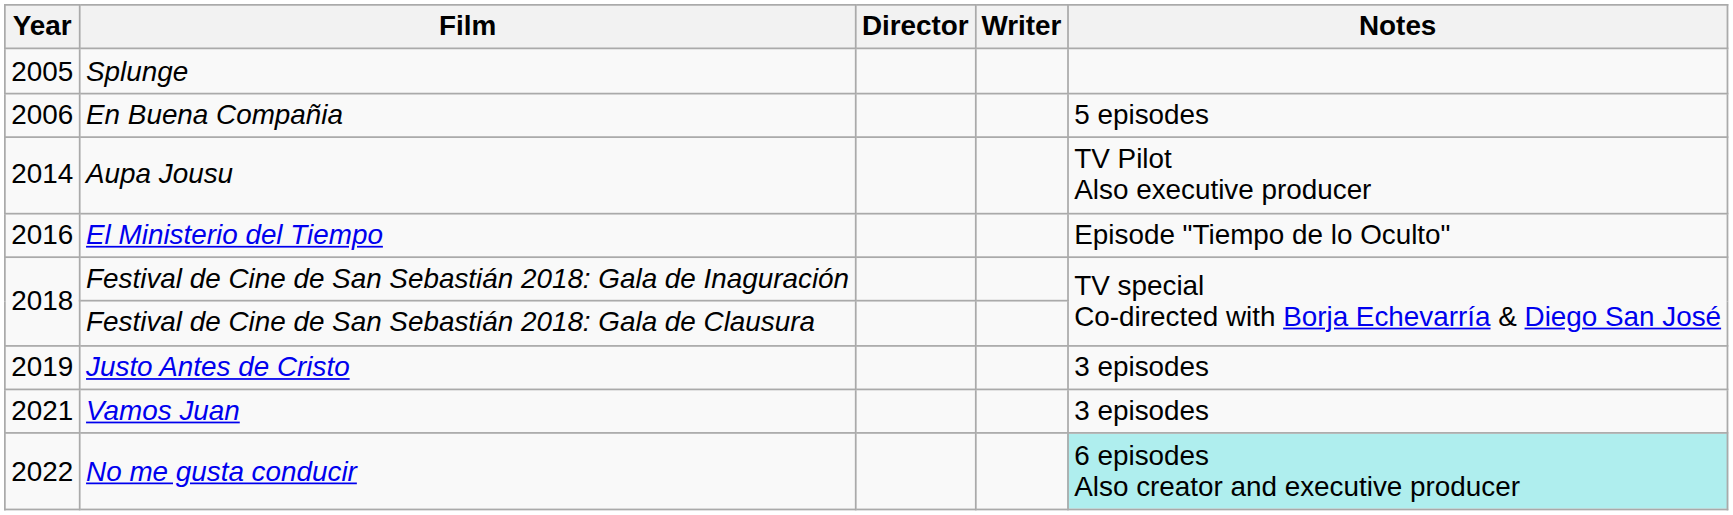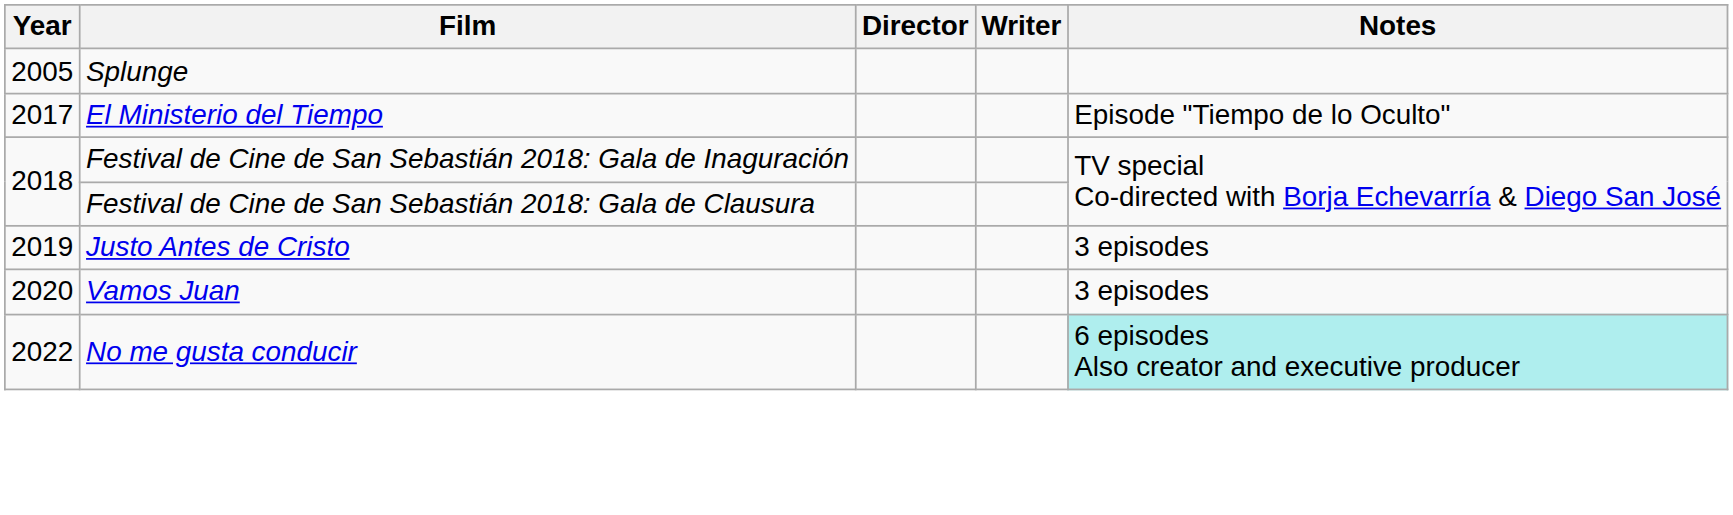- row: (215, 114)
- row: (160, 174)
(42, 234) 2016 -> (42, 114) 2017
(42, 411) 2021 -> (42, 291) 2020
